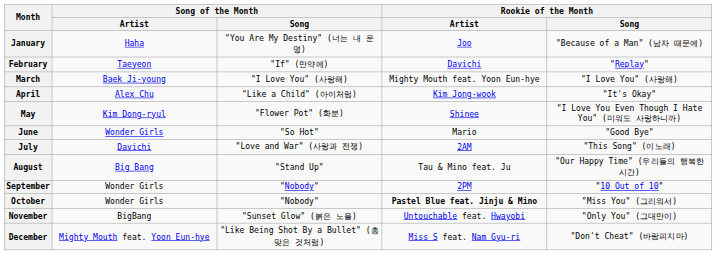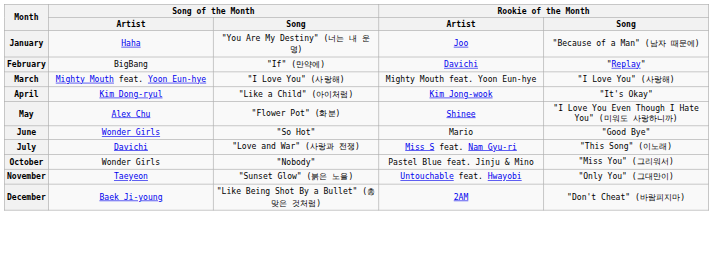(134, 64) Taeyeon -> (131, 64) BigBang
(134, 79) Baek Ji-young -> (131, 79) Mighty Mouth feat. Yoon Eun-hye
(134, 94) Alex Chu -> (131, 94) Kim Dong-ryul
(134, 114) Kim Dong-ryul -> (131, 114) Alex Chu
(464, 147) 2AM -> (461, 147) Miss S feat. Nam Gyu-ri
- row: (28, 167)
- row: (28, 187)
(464, 201) bold -> (461, 162) normal
(134, 216) BigBang -> (131, 177) Taeyeon
(134, 237) Mighty Mouth feat. Yoon Eun-hye -> (131, 197) Baek Ji-young
(464, 237) Miss S feat. Nam Gyu-ri -> (461, 197) 2AM
